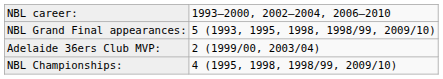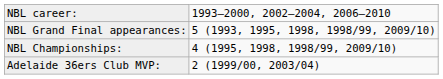rows swapped: (65, 65) <-> (84, 48)
